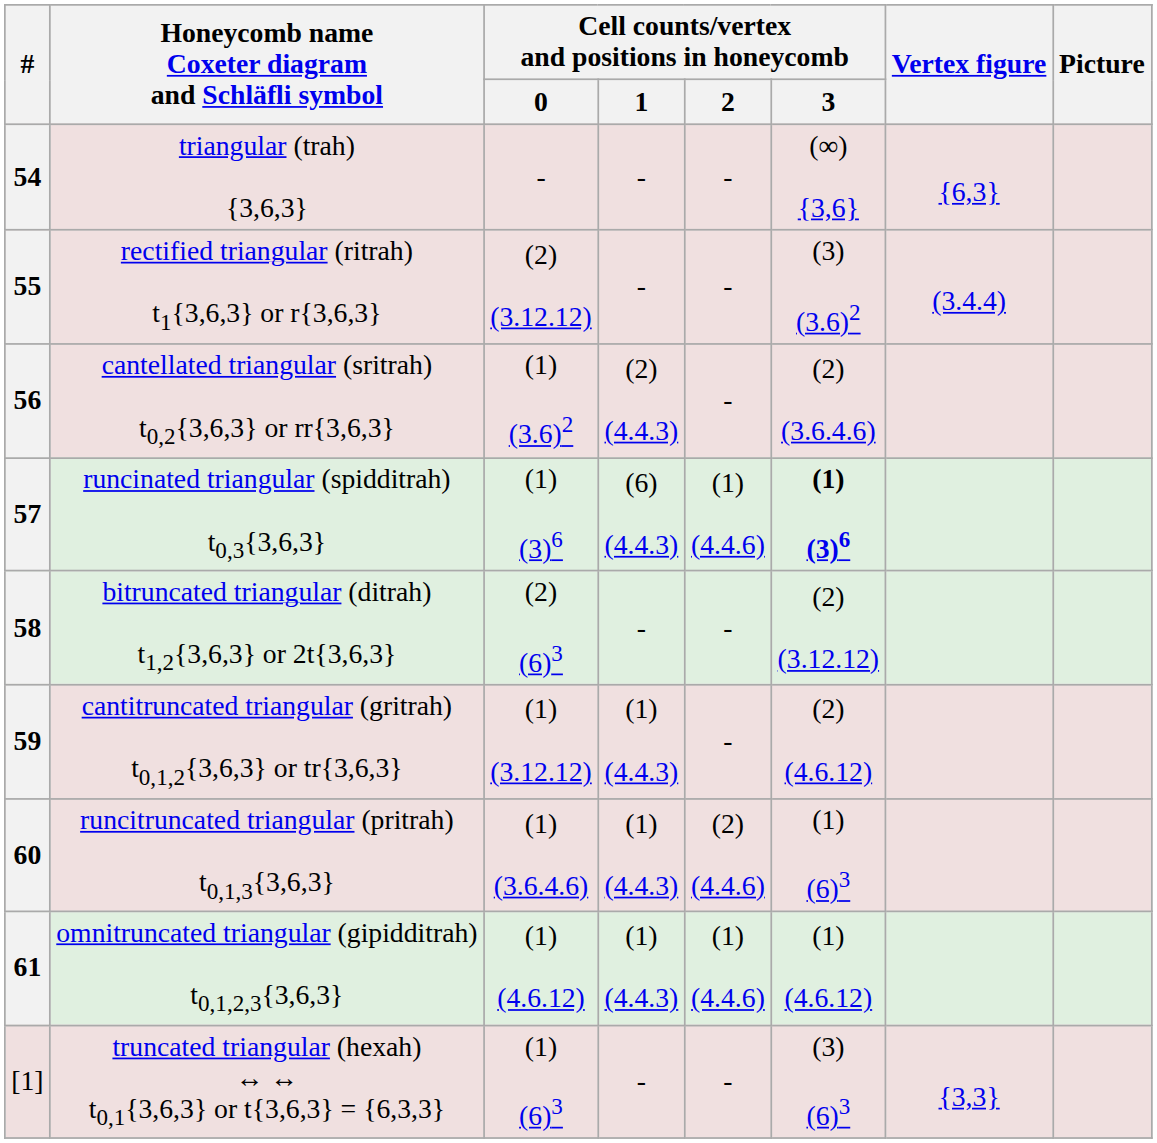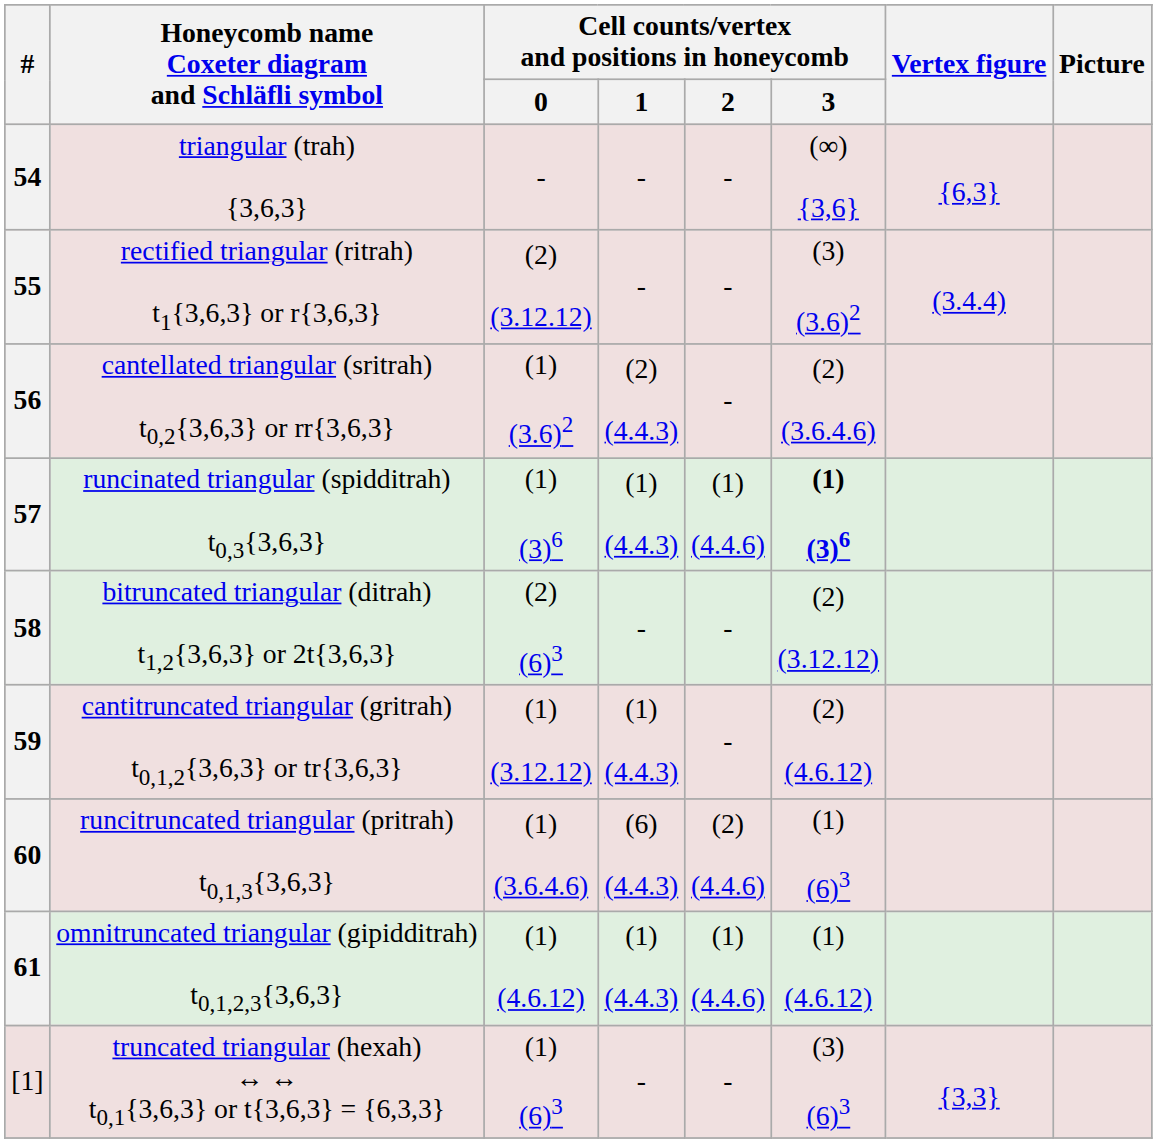(641, 513) (6) (4.4.3) -> (641, 513) (1) (4.4.3)
(641, 854) (1) (4.4.3) -> (641, 854) (6) (4.4.3)
